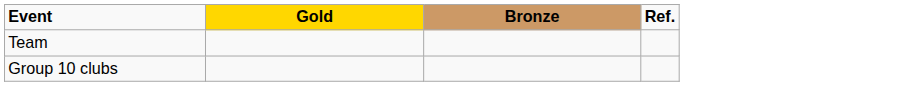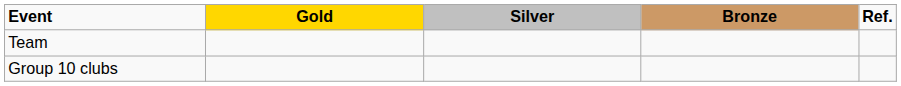+ column: (532, 17)
